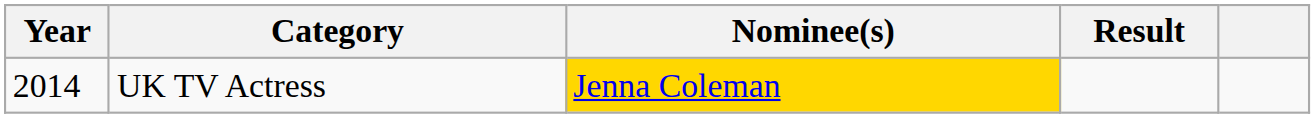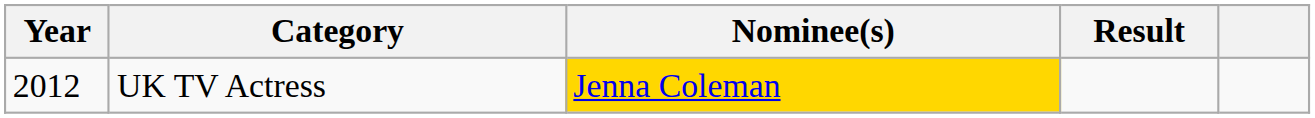(47, 84) 2014 -> (47, 84) 2012
